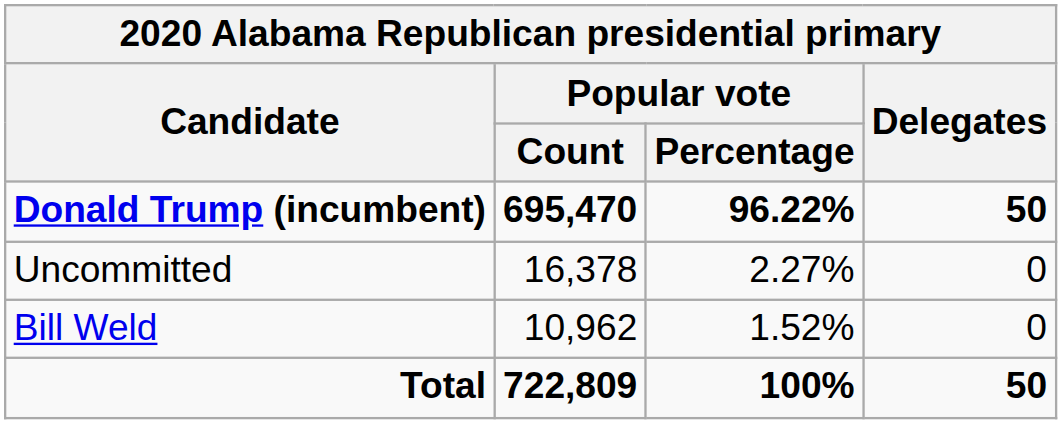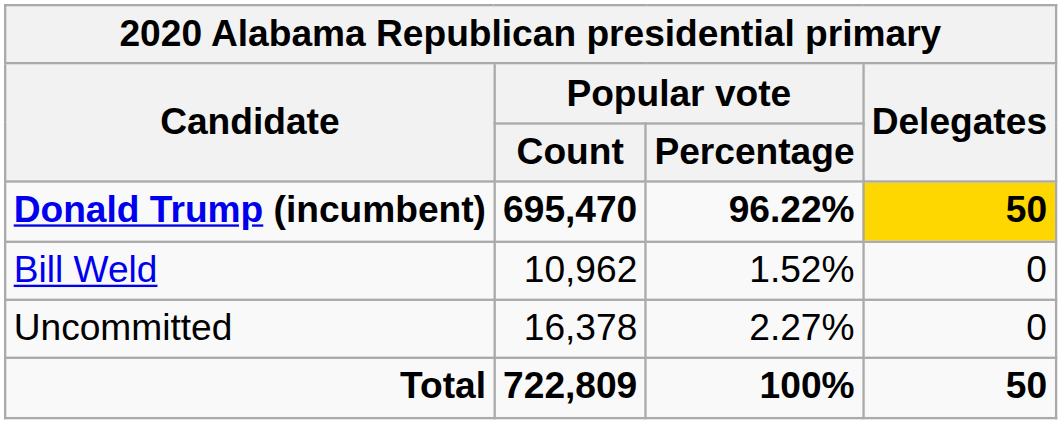(1026, 210) no background -> (1026, 210) gold background
rows swapped: (86, 328) <-> (123, 269)
